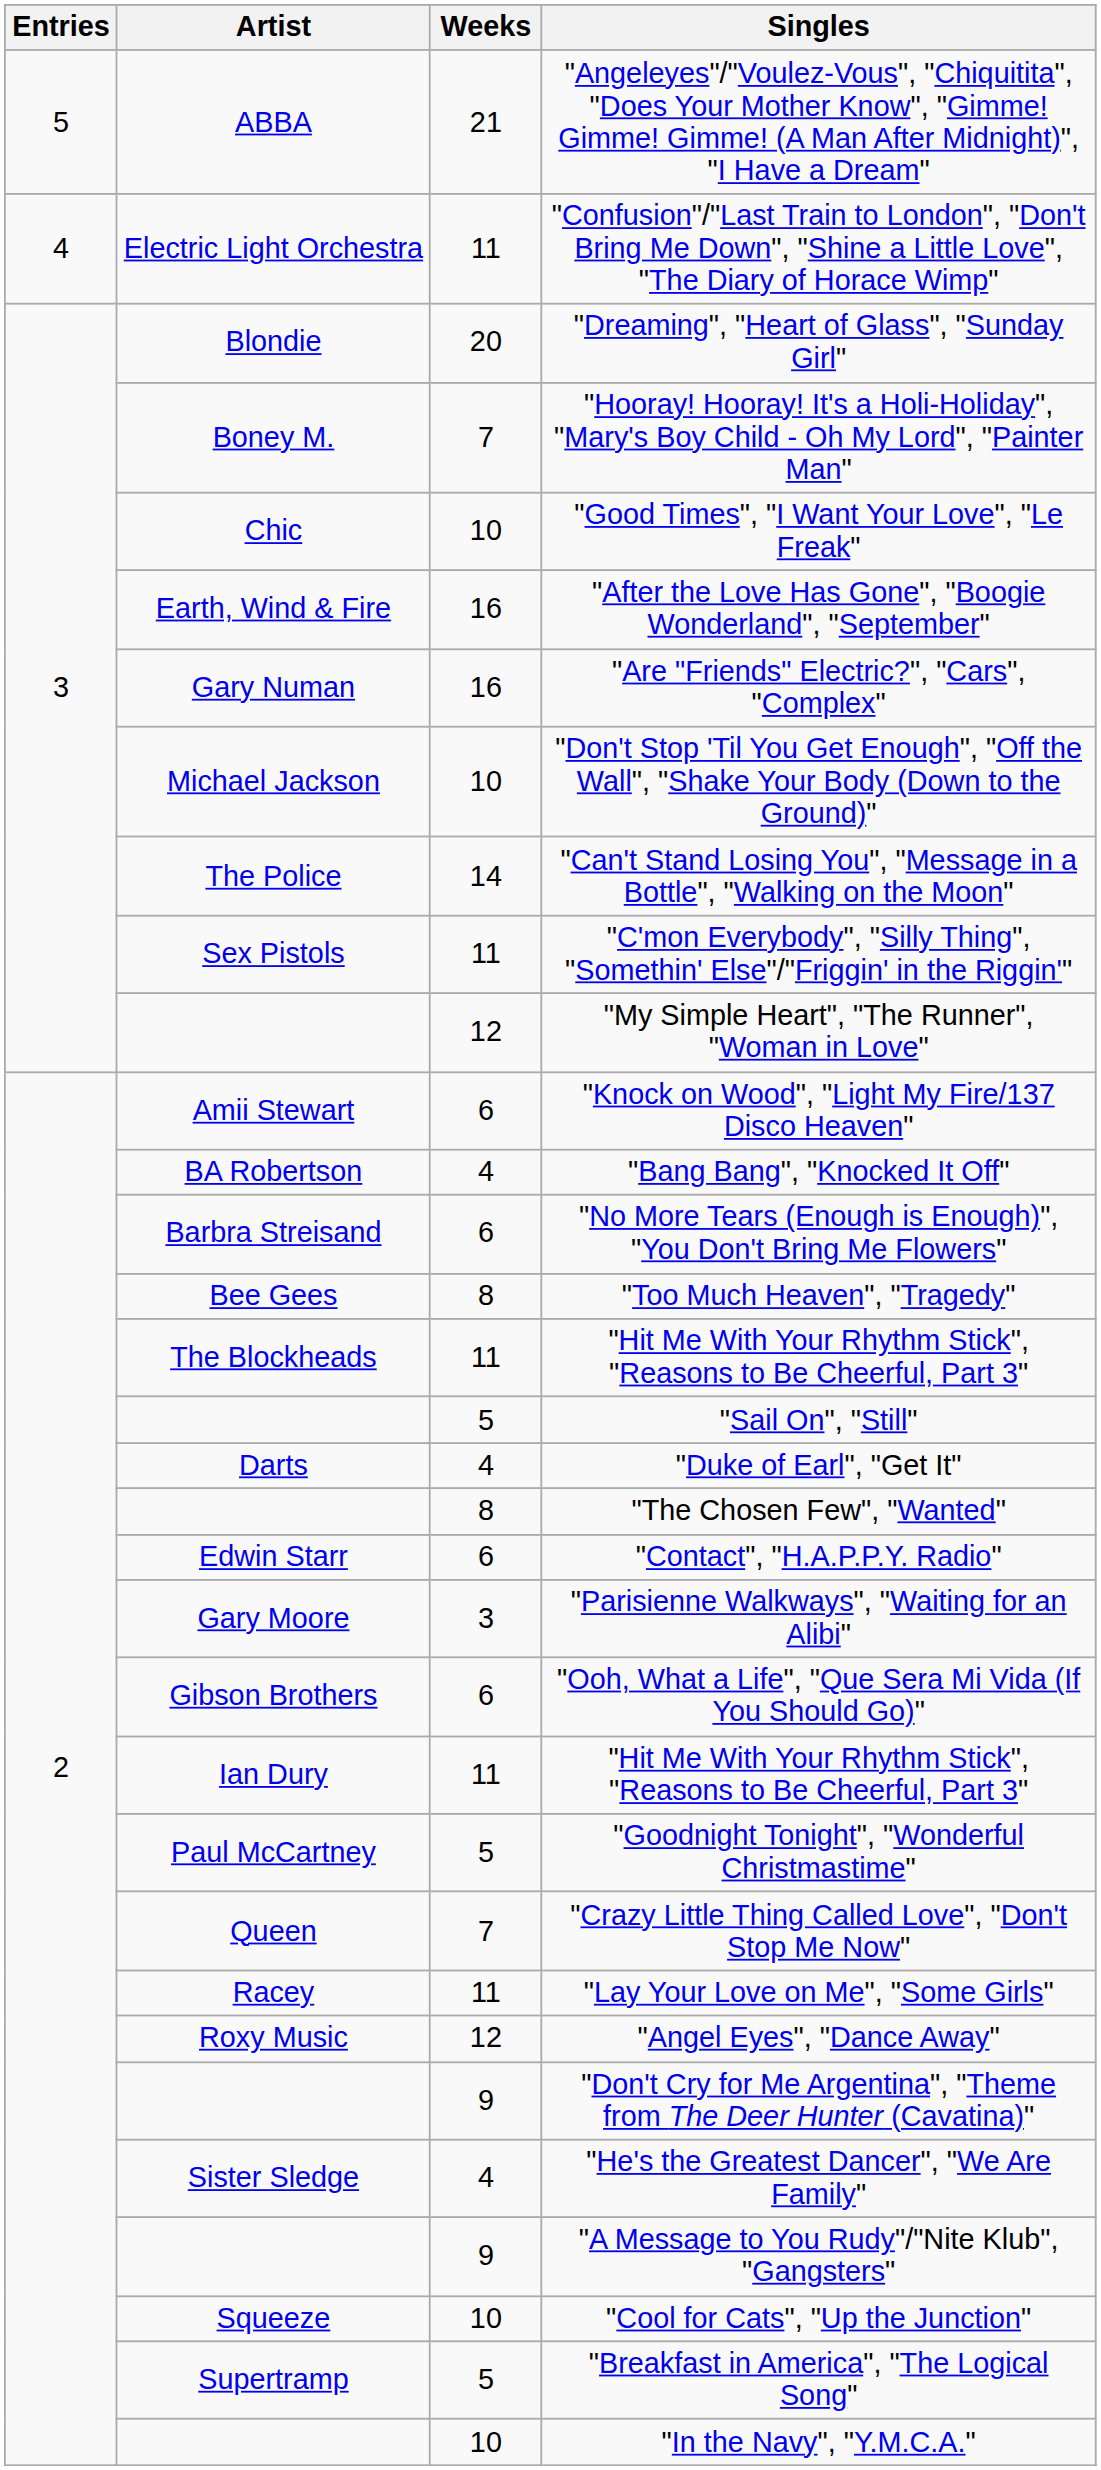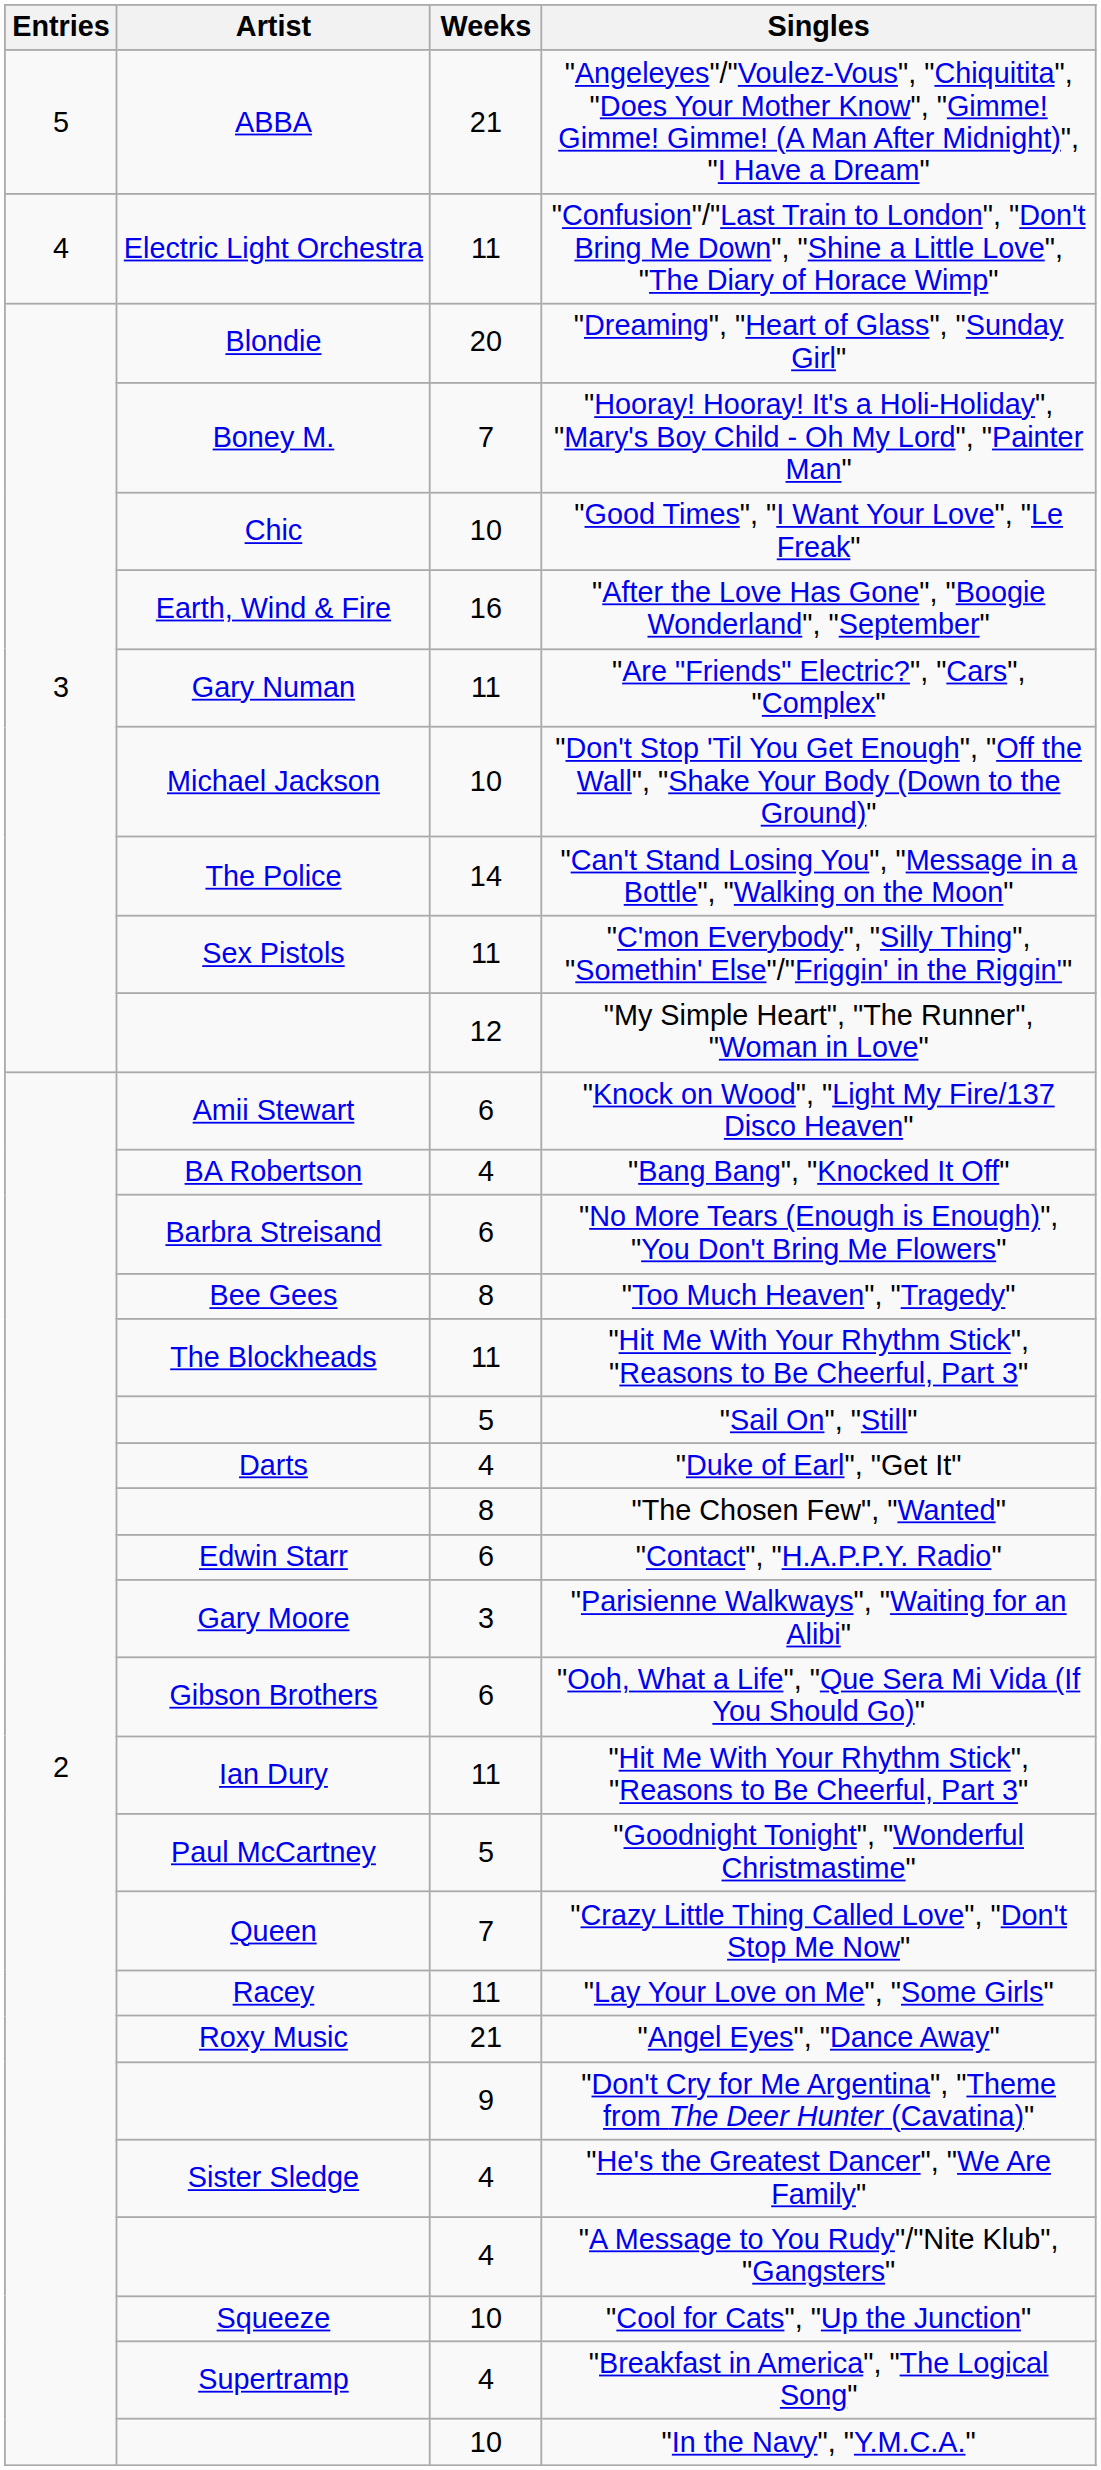(486, 687) 16 -> (486, 687) 11
(486, 2038) 12 -> (486, 2038) 21
(486, 2256) 9 -> (486, 2256) 4
(486, 2379) 5 -> (486, 2379) 4
